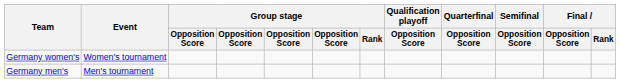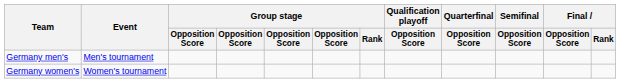rows swapped: (37, 71) <-> (43, 58)
